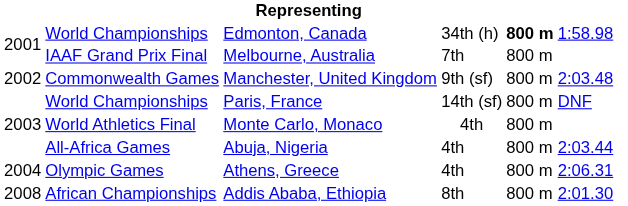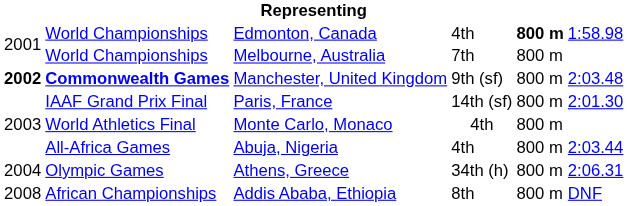(470, 33) 34th (h) -> (463, 33) 4th
(126, 56) IAAF Grand Prix Final -> (127, 56) World Championships
(23, 79) normal -> (23, 79) bold
(132, 79) normal -> (137, 79) bold
(127, 101) World Championships -> (126, 101) IAAF Grand Prix Final
(575, 101) DNF -> (596, 101) 2:01.30
(453, 170) 4th -> (480, 170) 34th (h)
(585, 193) 2:01.30 -> (585, 193) DNF
